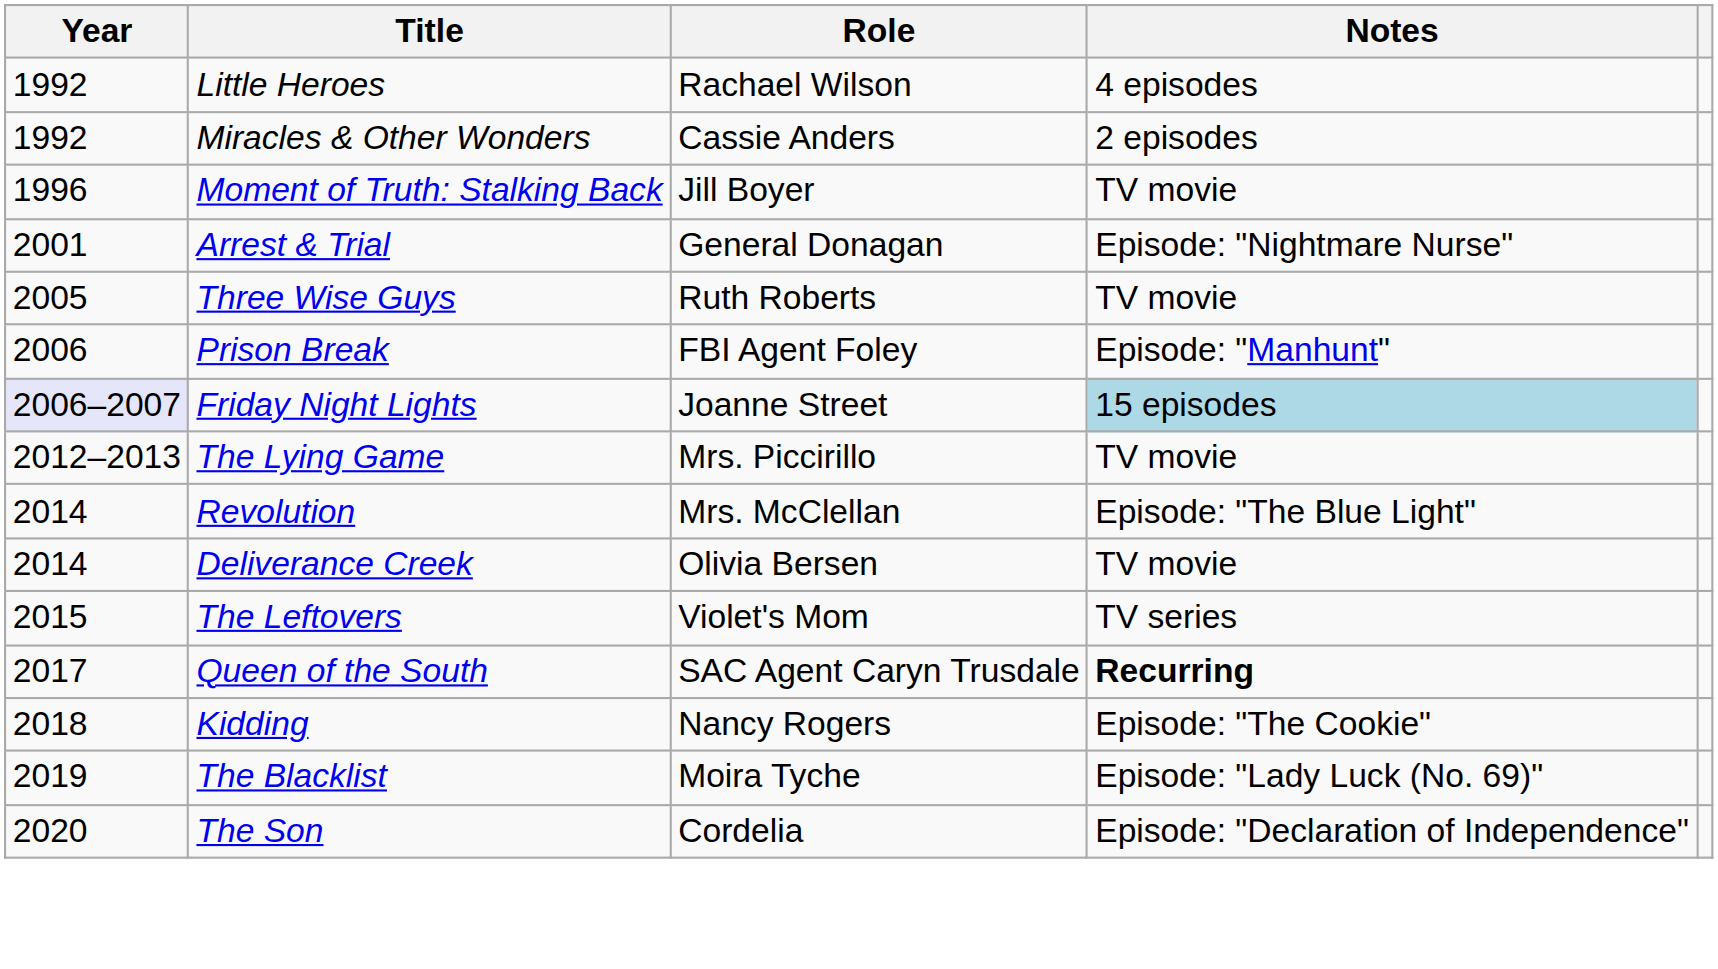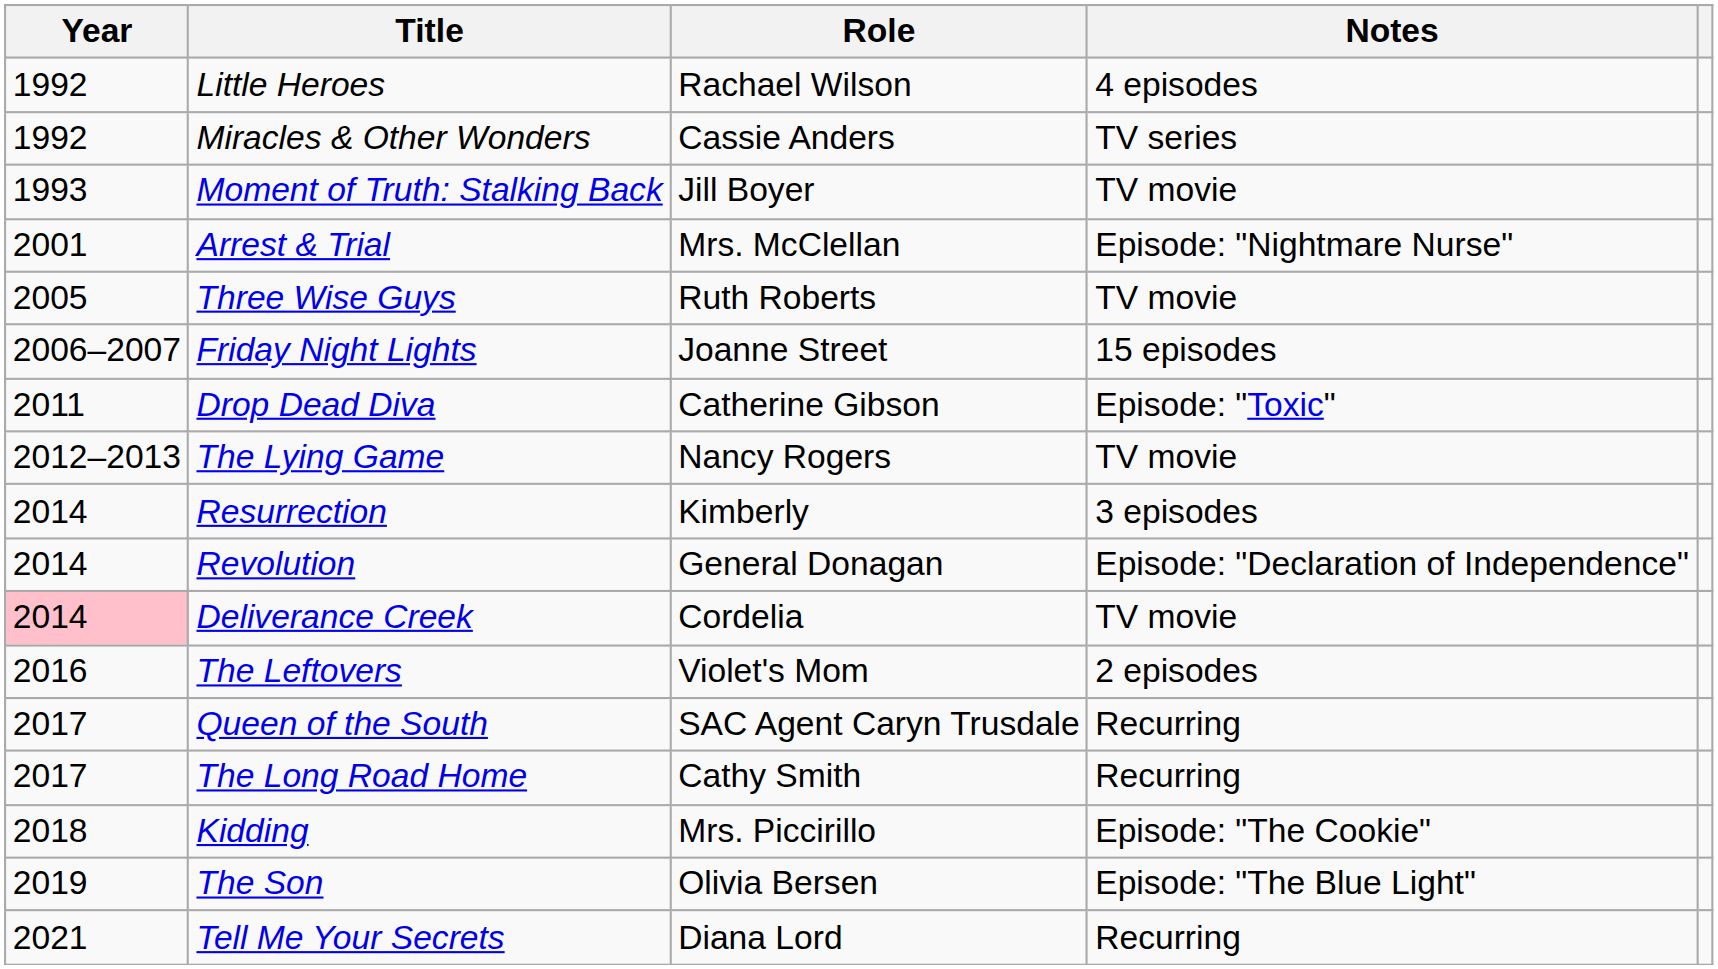(1177, 137) 2 episodes -> (1166, 137) TV series
(50, 191) 1996 -> (50, 191) 1993
(811, 244) General Donagan -> (789, 244) Mrs. McClellan
- row: (293, 350)
(97, 404) lavender background -> (97, 350) no background
(1186, 404) lightblue background -> (1186, 350) no background
+ row: (316, 404)
(777, 457) Mrs. Piccirillo -> (785, 457) Nancy Rogers
+ row: (292, 510)
(789, 510) Mrs. McClellan -> (811, 564) General Donagan
(1286, 510) Episode: "The Blue Light" -> (1392, 564) Episode: "Declaration of Independence"
(50, 564) no background -> (50, 617) pink background
(778, 564) Olivia Bersen -> (741, 617) Cordelia
(50, 617) 2015 -> (50, 670) 2016
(1166, 617) TV series -> (1177, 670) 2 episodes
(1175, 670) bold -> (1168, 723) normal
+ row: (362, 777)
(785, 723) Nancy Rogers -> (777, 830) Mrs. Piccirillo
- row: (292, 777)
(50, 830) 2020 -> (50, 883) 2019
(741, 830) Cordelia -> (778, 883) Olivia Bersen
(1392, 830) Episode: "Declaration of Independence" -> (1286, 883) Episode: "The Blue Light"
+ row: (351, 937)
